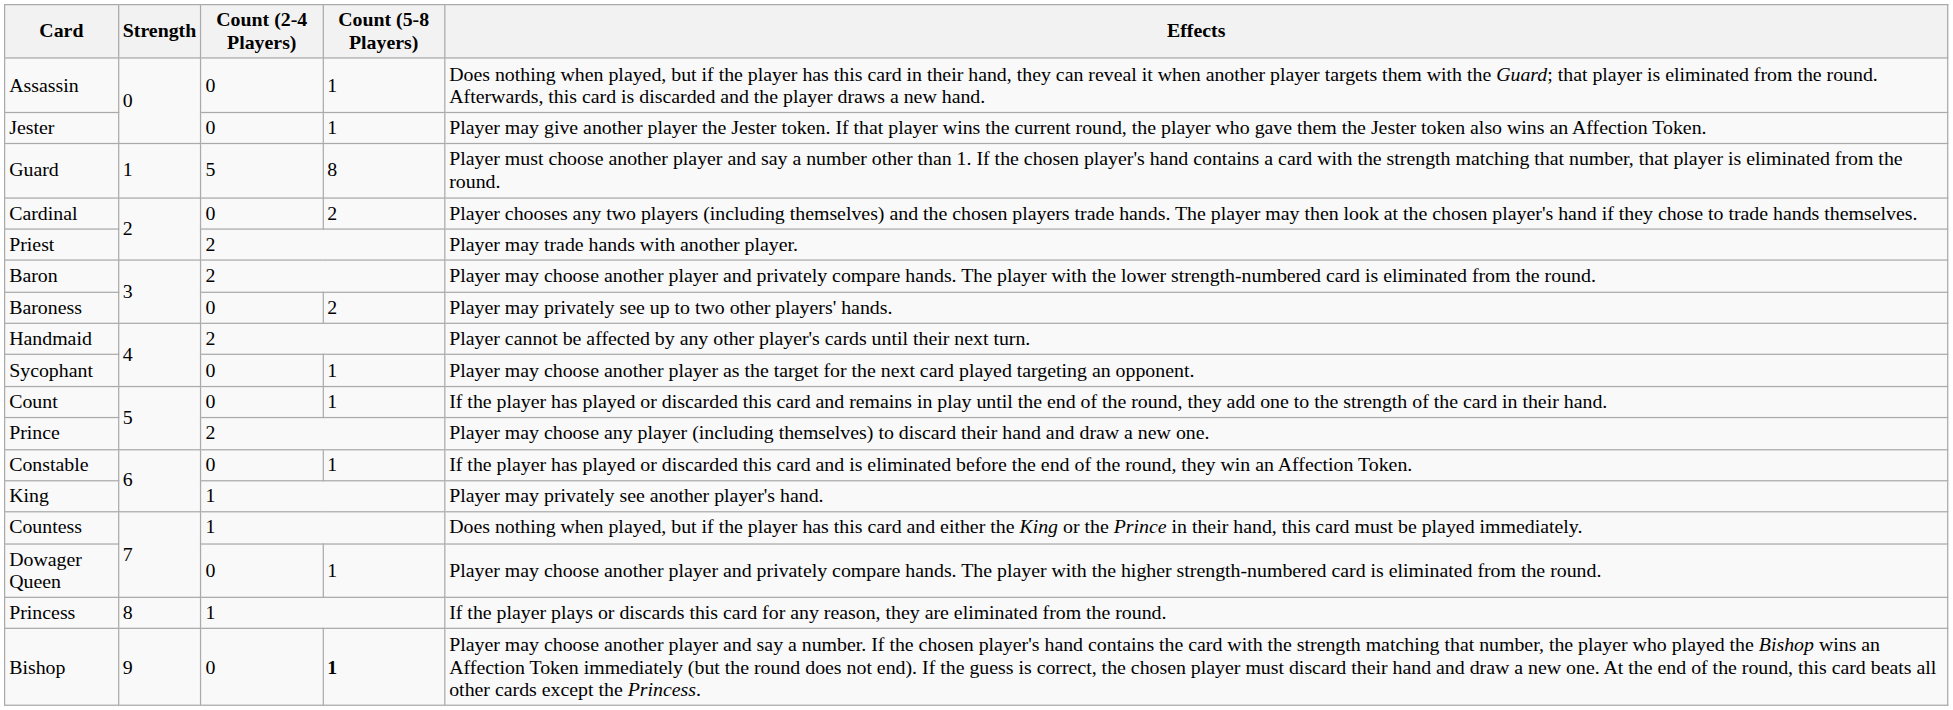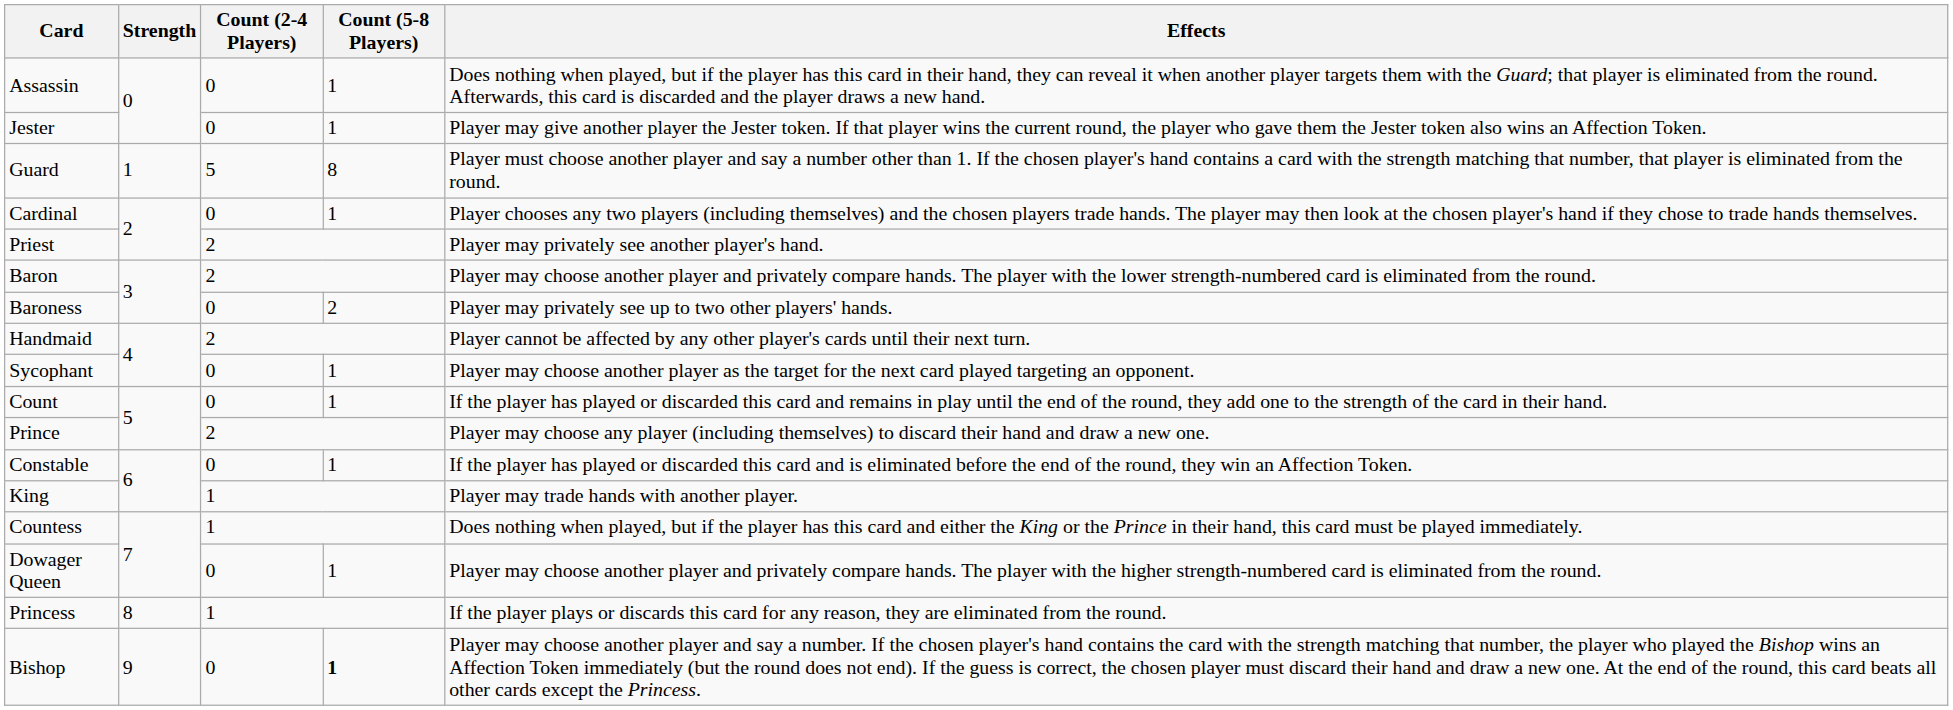(332, 213) 2 -> (332, 213) 1
(624, 244) Player may trade hands with another player. -> (636, 244) Player may privately see another player's hand.
(636, 496) Player may privately see another player's hand. -> (624, 496) Player may trade hands with another player.
